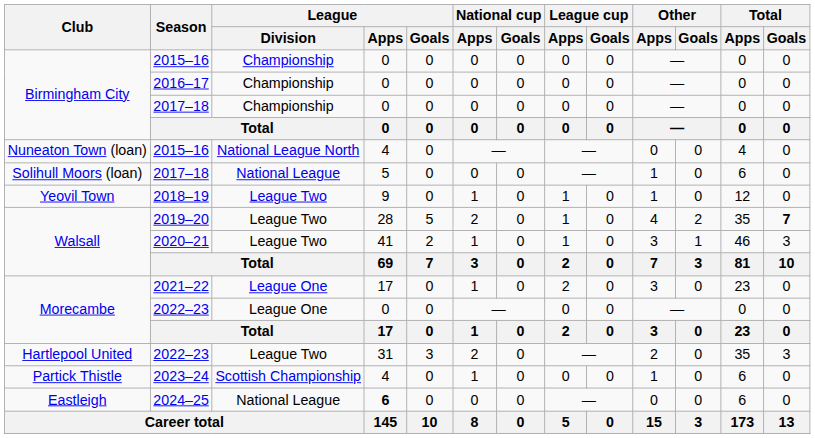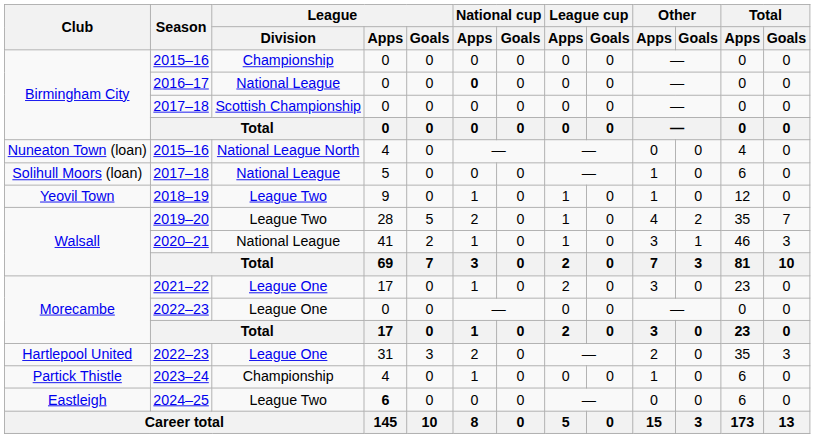(288, 83) Championship -> (288, 83) National League
(475, 83) normal -> (475, 83) bold
(288, 106) Championship -> (288, 106) Scottish Championship
(786, 219) bold -> (786, 219) normal
(288, 241) League Two -> (288, 241) National League
(288, 354) League Two -> (288, 354) League One
(288, 377) Scottish Championship -> (288, 377) Championship
(288, 399) National League -> (288, 399) League Two
